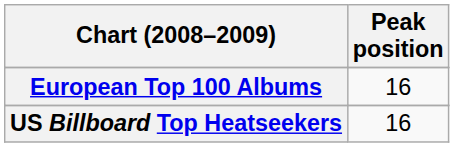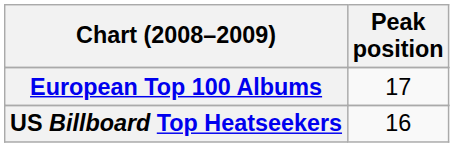(398, 86) 16 -> (398, 86) 17
